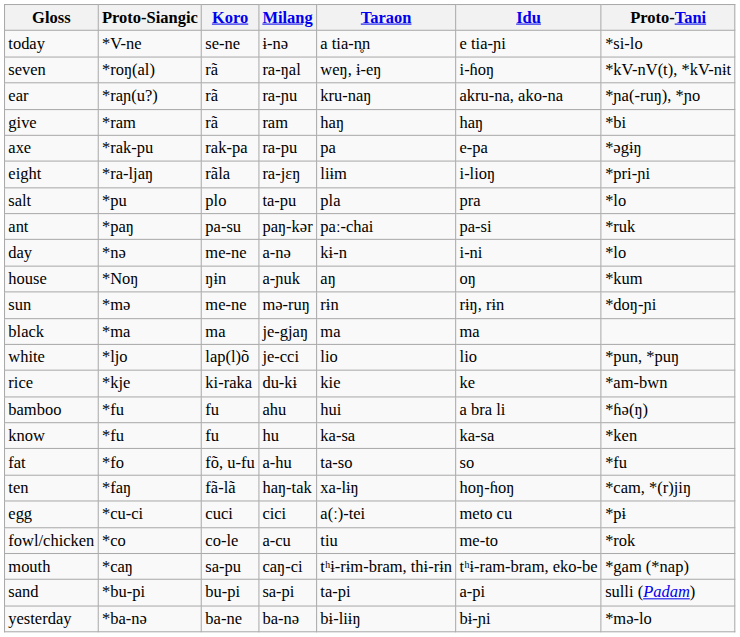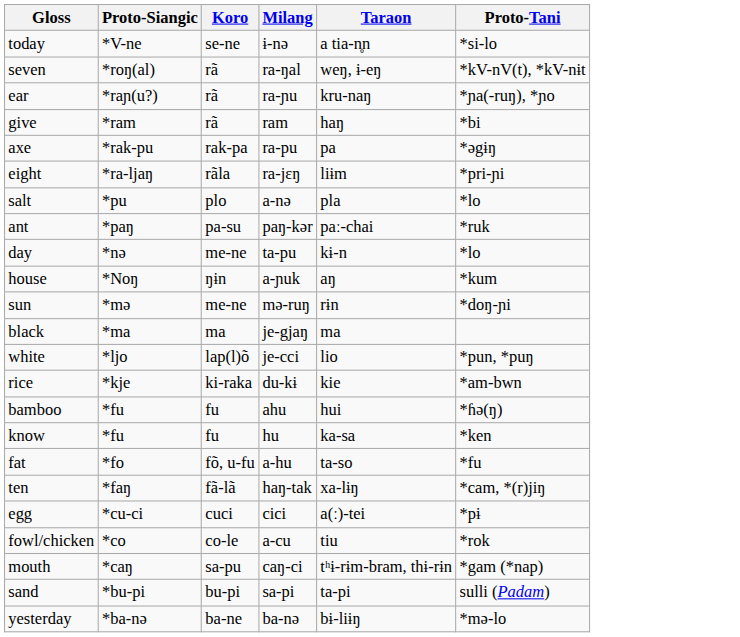- column: (529, 17)
(279, 200) ta-pu -> (277, 200) a-nə
(277, 252) a-nə -> (279, 252) ta-pu
